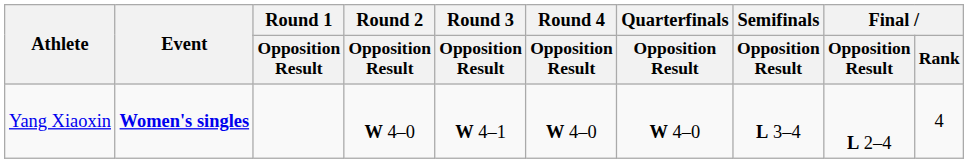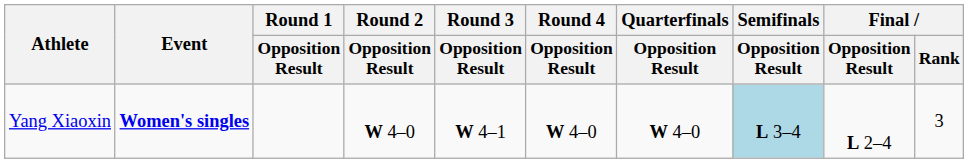(778, 132) no background -> (778, 132) lightblue background
(939, 121) 4 -> (939, 121) 3
